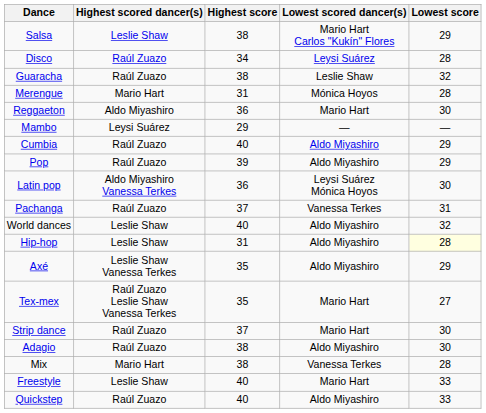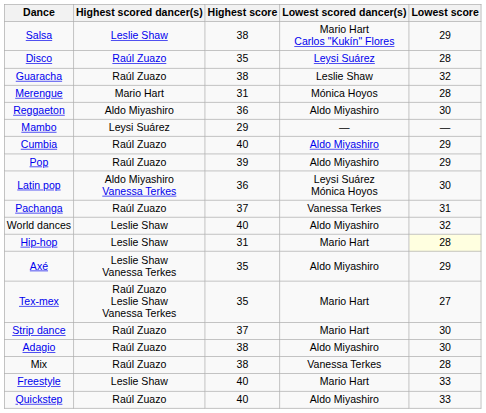(242, 59) 34 -> (242, 59) 35
(344, 110) Mario Hart -> (344, 110) Aldo Miyashiro
(344, 242) Aldo Miyashiro -> (344, 242) Mario Hart
(139, 364) Mario Hart -> (139, 364) Raúl Zuazo
